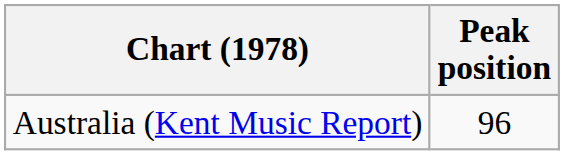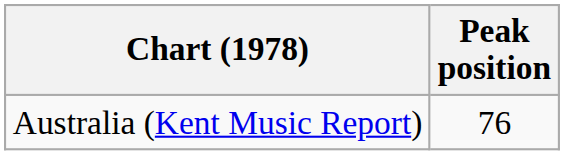(494, 121) 96 -> (494, 121) 76
